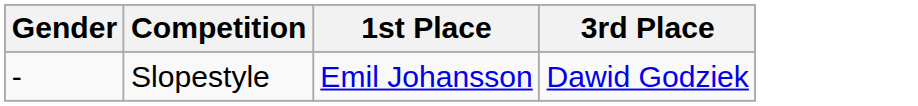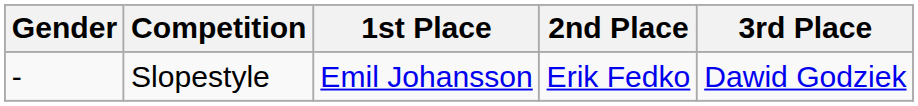+ column: (618, 28)
